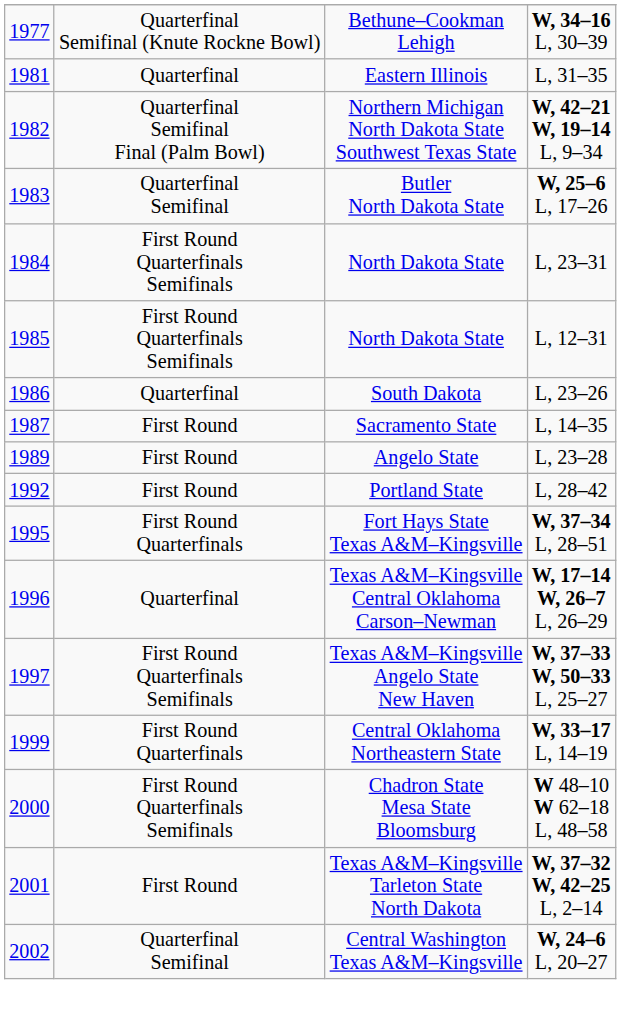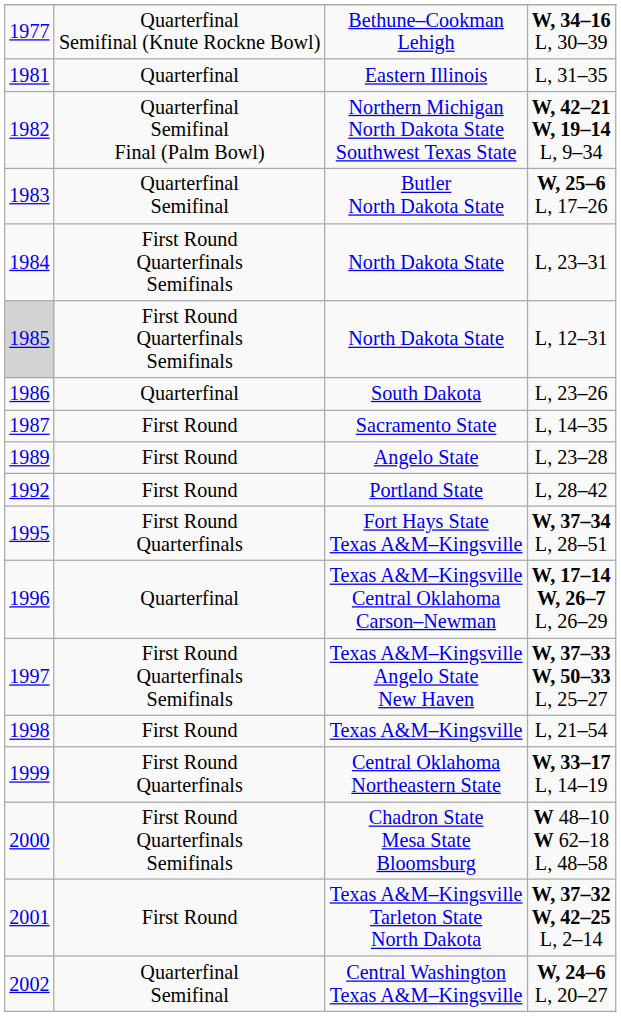(29, 339) no background -> (29, 339) lightgrey background
+ row: (571, 730)
